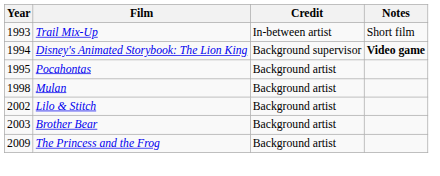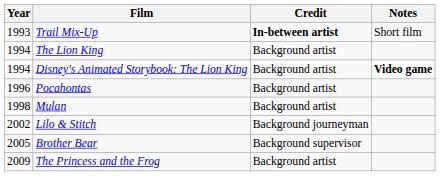(292, 32) normal -> (295, 32) bold
+ row: (70, 50)
(307, 50) Background supervisor -> (294, 69) Background artist
(19, 69) 1995 -> (19, 87) 1996
(294, 106) Background artist -> (311, 124) Background journeyman
(19, 124) 2003 -> (19, 143) 2005
(294, 124) Background artist -> (307, 143) Background supervisor
